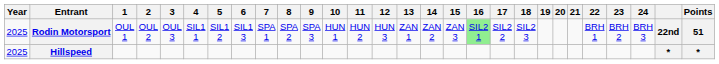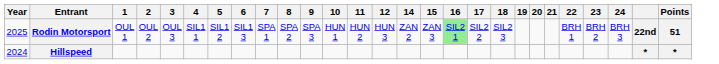- column: (409, 11)
(17, 51) 2025 -> (17, 51) 2024
